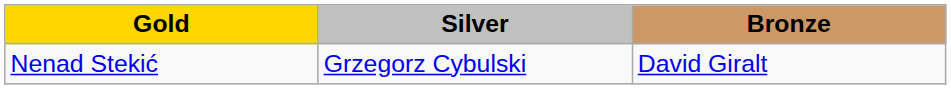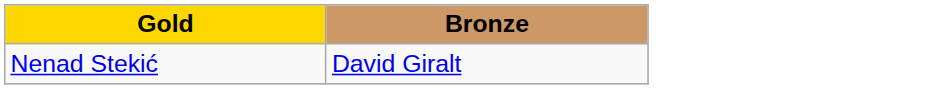- column: (475, 24)
